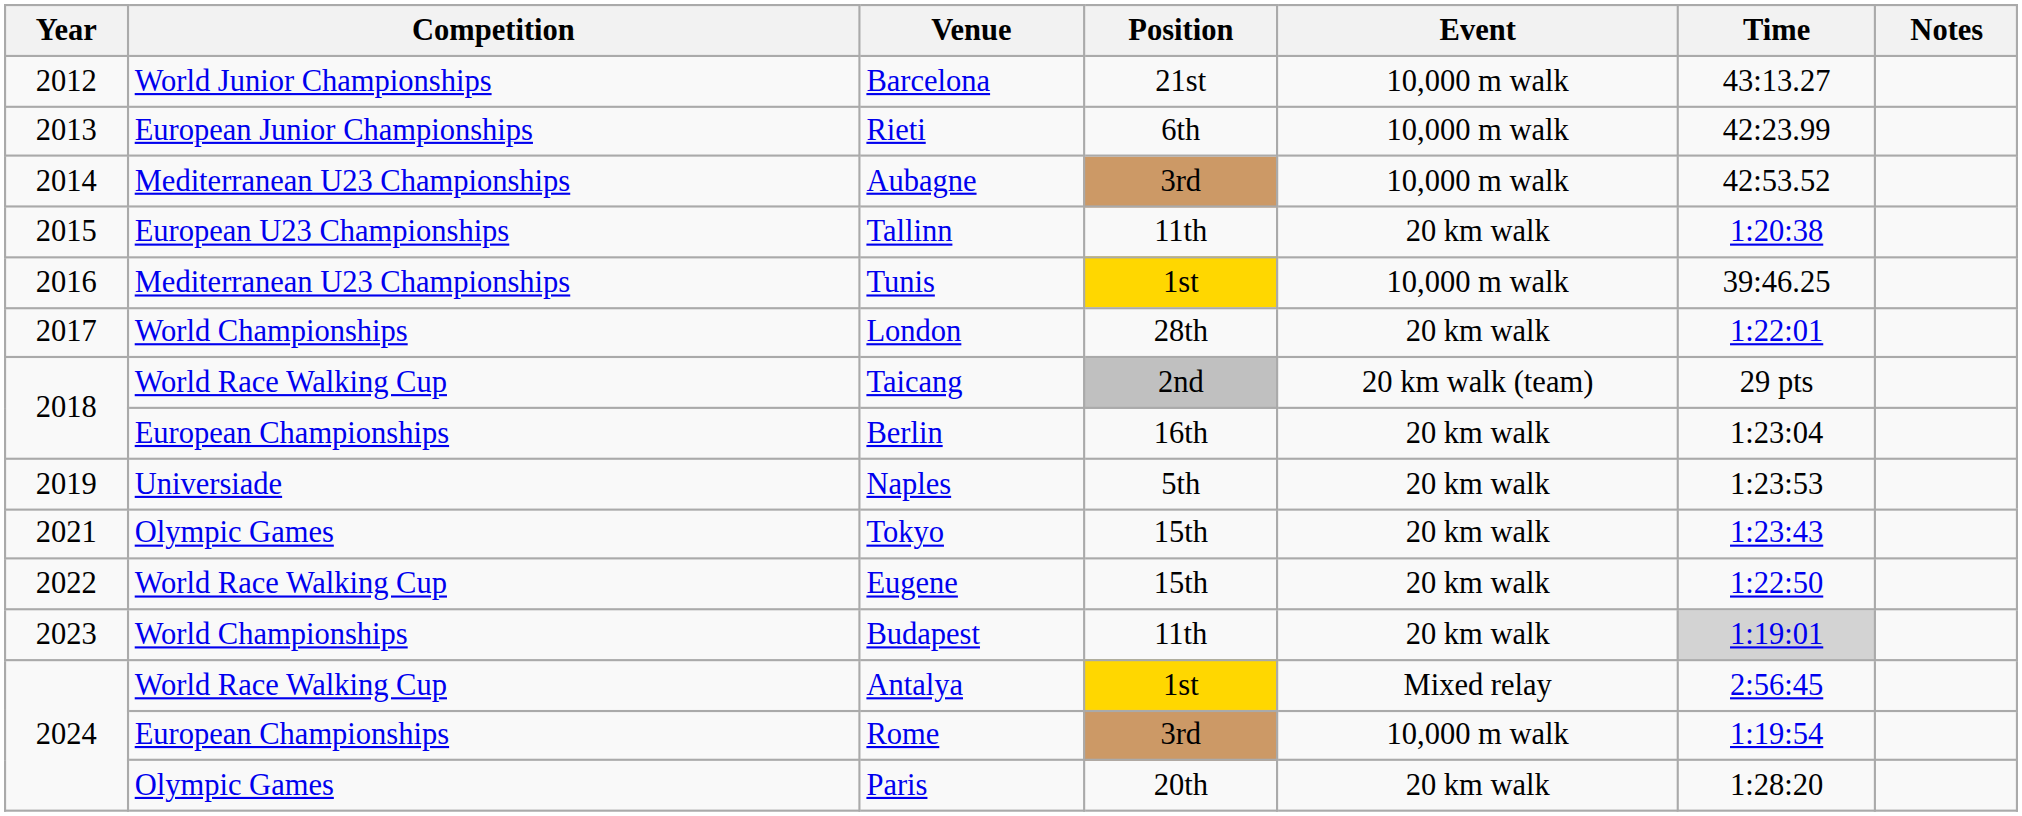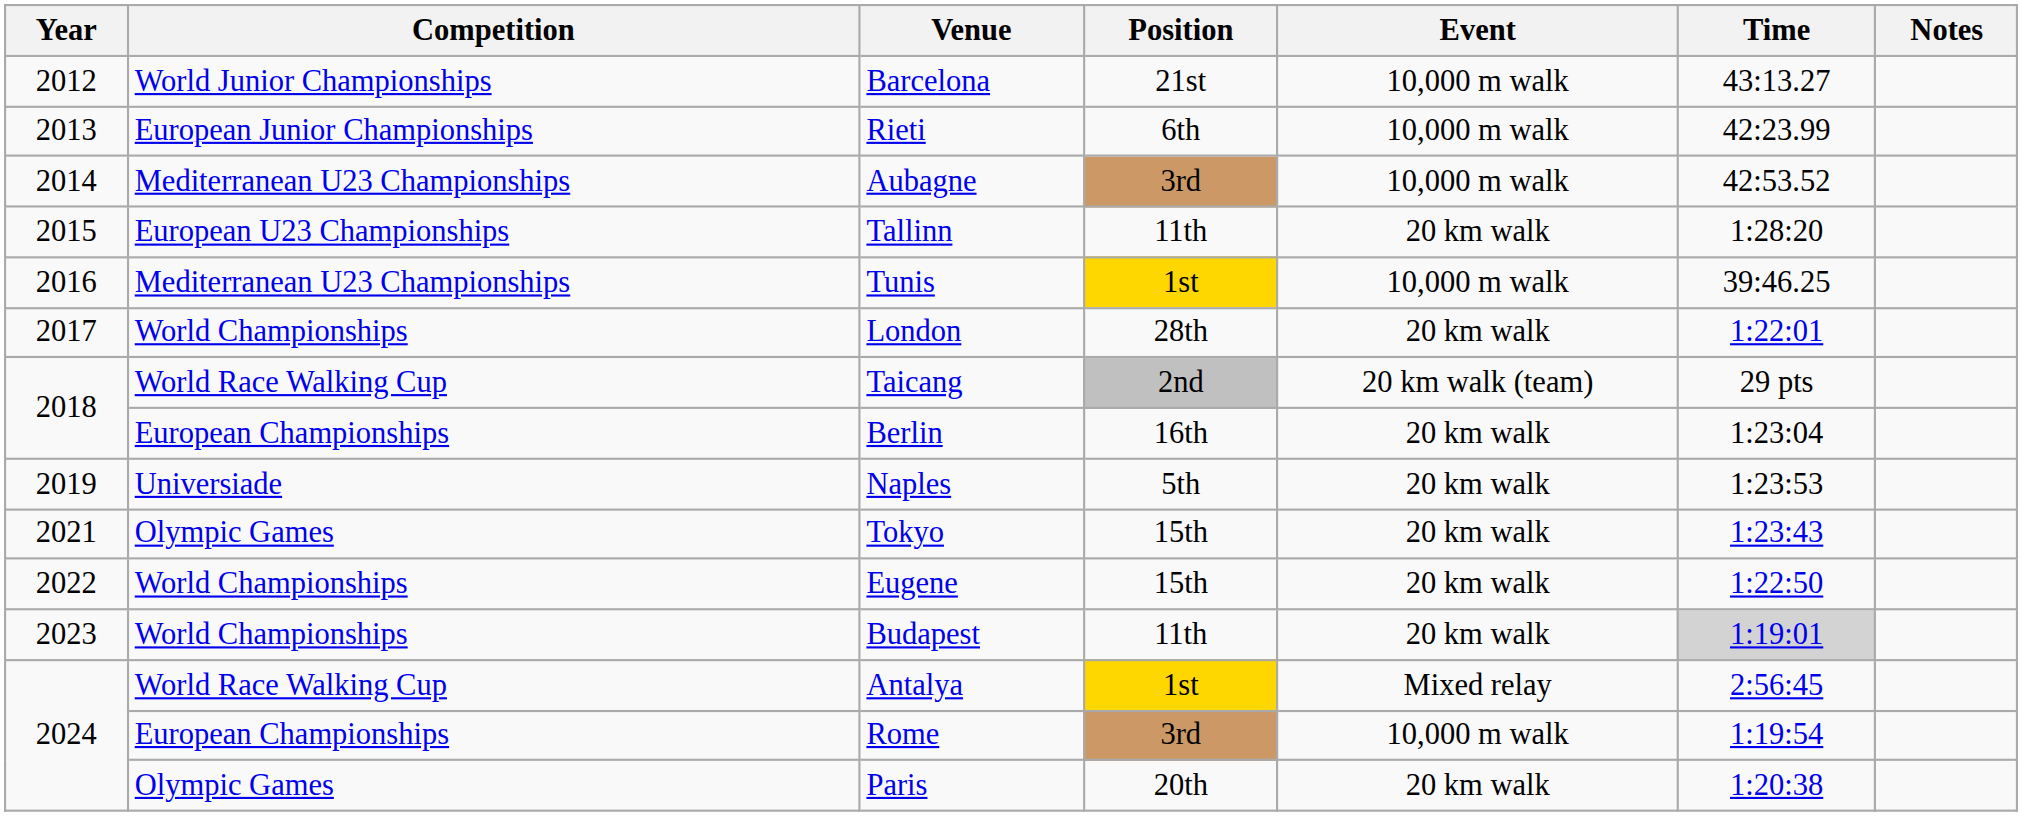(1777, 231) 1:20:38 -> (1777, 231) 1:28:20
(291, 583) World Race Walking Cup -> (271, 583) World Championships
(1777, 785) 1:28:20 -> (1777, 785) 1:20:38
